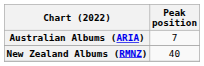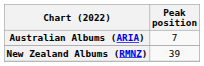(174, 53) 40 -> (174, 53) 39
